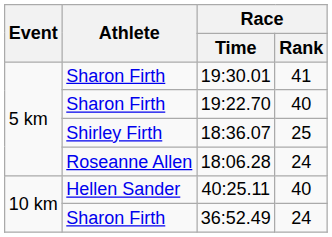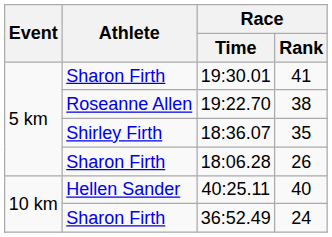(116, 105) Sharon Firth -> (129, 105) Roseanne Allen
(301, 105) 40 -> (301, 105) 38
(301, 133) 25 -> (301, 133) 35
(129, 161) Roseanne Allen -> (116, 161) Sharon Firth
(301, 161) 24 -> (301, 161) 26
